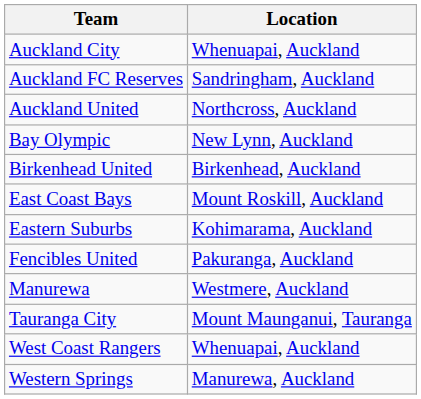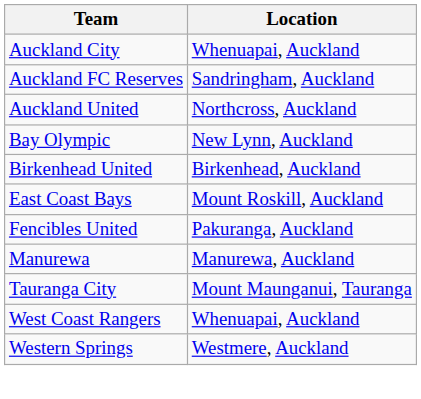- row: (71, 229)
(270, 288) Westmere, Auckland -> (273, 259) Manurewa, Auckland
(273, 378) Manurewa, Auckland -> (270, 348) Westmere, Auckland
